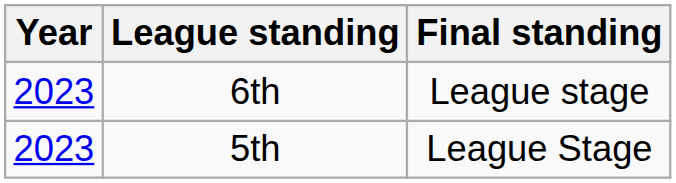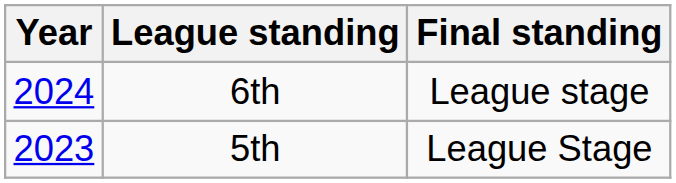(54, 90) 2023 -> (54, 90) 2024
